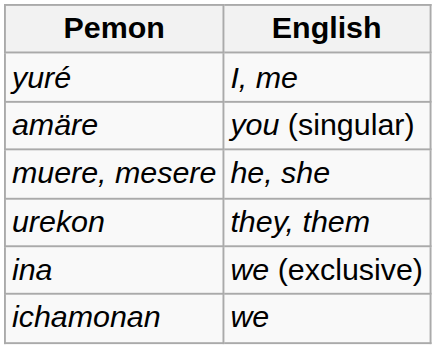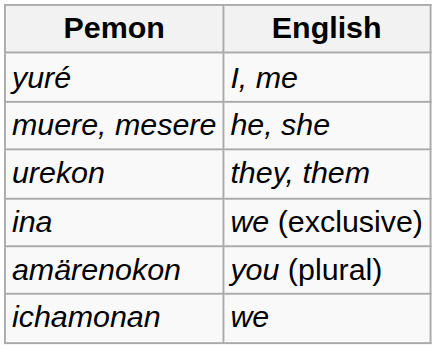- row: (55, 125)
+ row: (96, 269)
